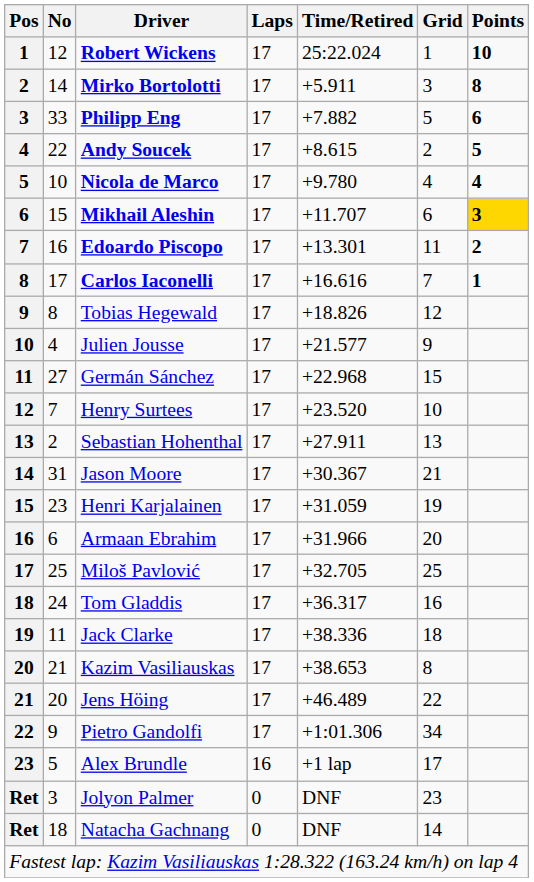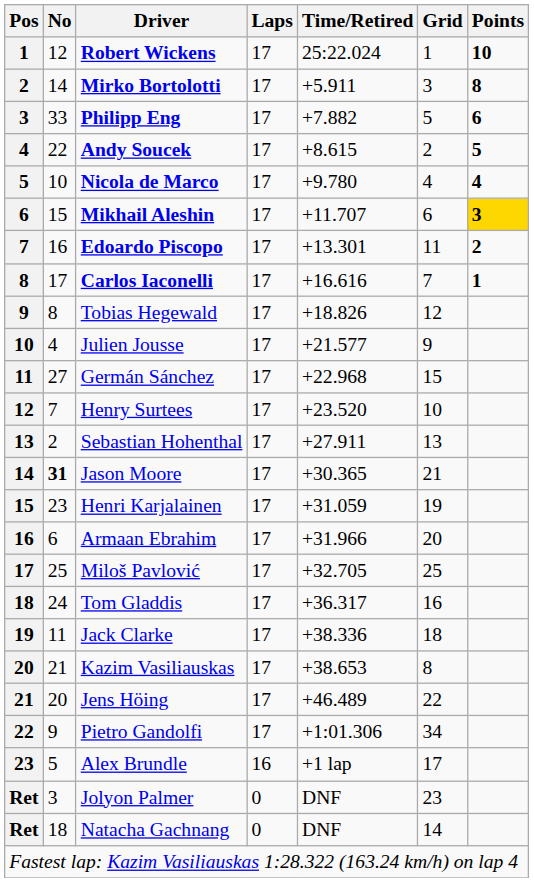(57, 473) normal -> (57, 473) bold
(334, 473) +30.367 -> (334, 473) +30.365
